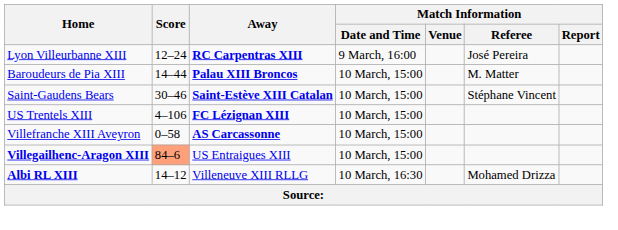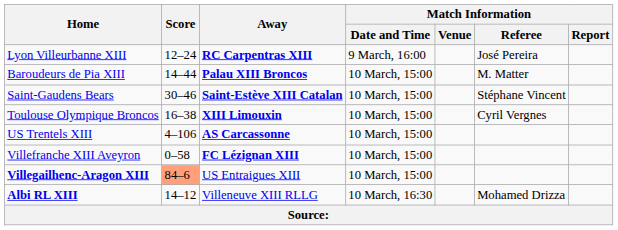+ row: (83, 114)
(241, 114) FC Lézignan XIII -> (246, 134) AS Carcassonne
(236, 134) AS Carcassonne -> (251, 154) FC Lézignan XIII
